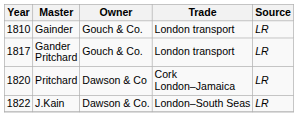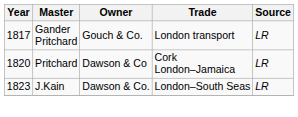- row: (54, 29)
(19, 103) 1822 -> (19, 86) 1823
